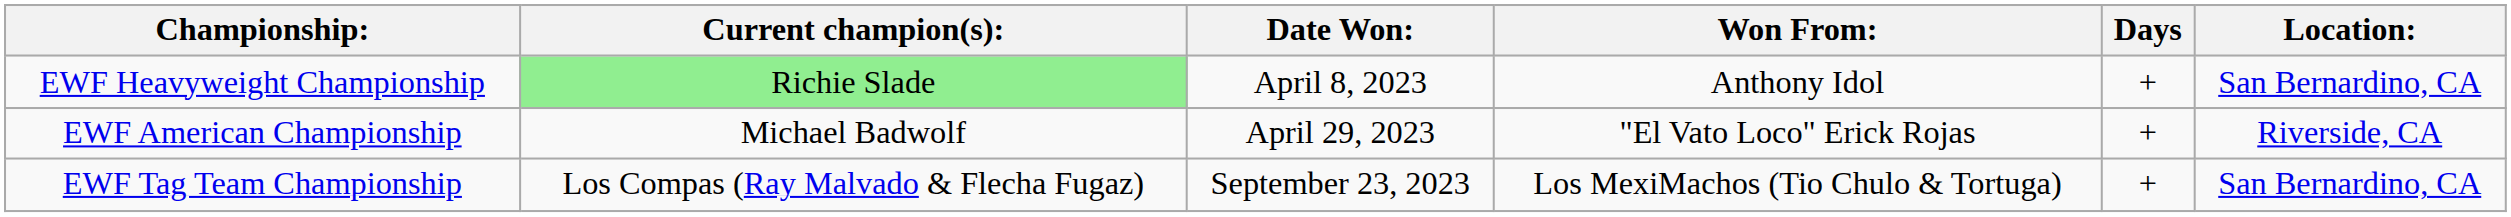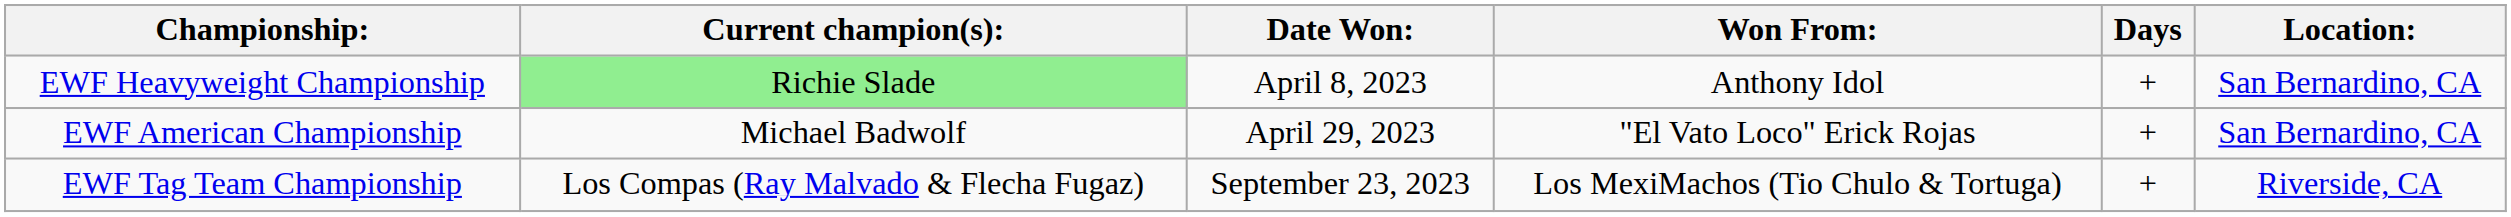(2350, 132) Riverside, CA -> (2350, 132) San Bernardino, CA
(2350, 183) San Bernardino, CA -> (2350, 183) Riverside, CA
